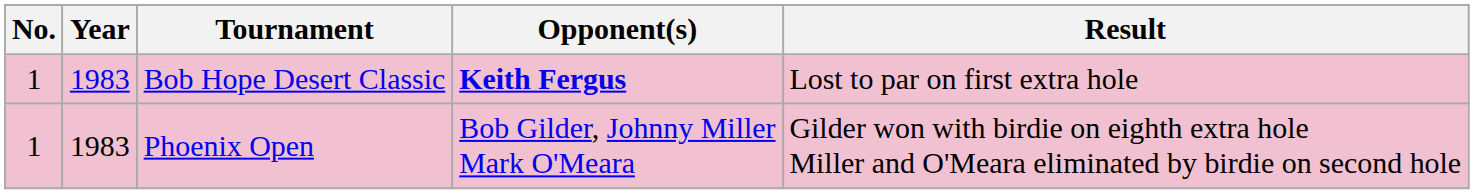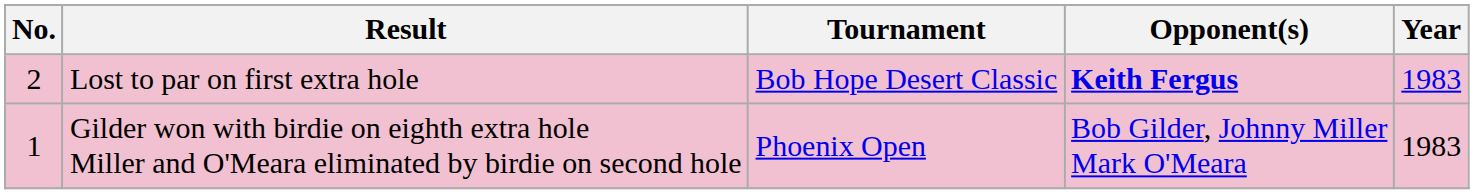columns swapped: (100, 29) <-> (1125, 29)
(34, 78) 1 -> (34, 78) 2
